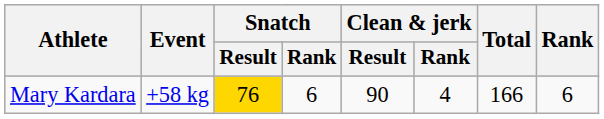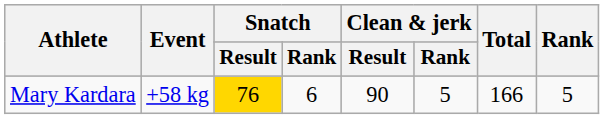(445, 94) 4 -> (445, 94) 5
(567, 94) 6 -> (567, 94) 5
